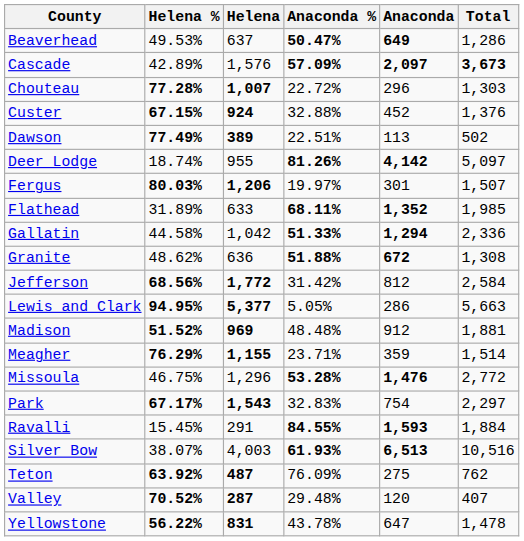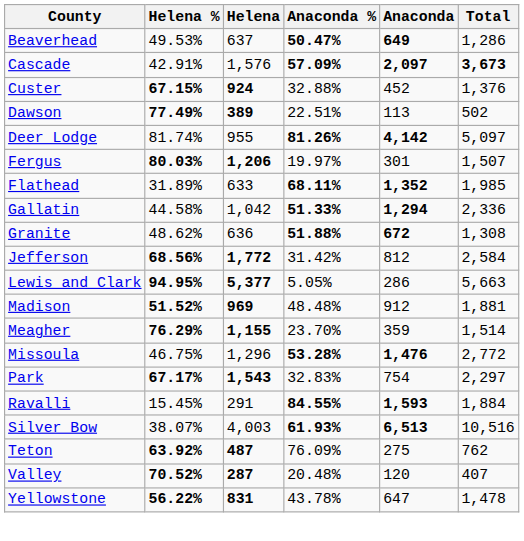(175, 65) 42.89% -> (175, 65) 42.91%
- row: (44, 89)
(175, 162) 18.74% -> (175, 137) 81.74%
(314, 355) 23.71% -> (314, 331) 23.70%
(314, 500) 29.48% -> (314, 476) 20.48%
